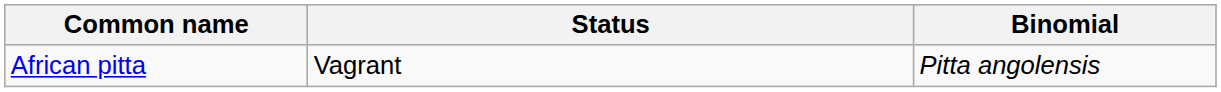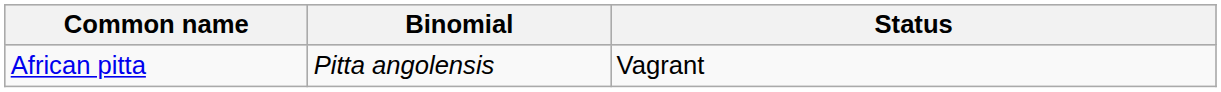columns swapped: (1065, 24) <-> (611, 24)
